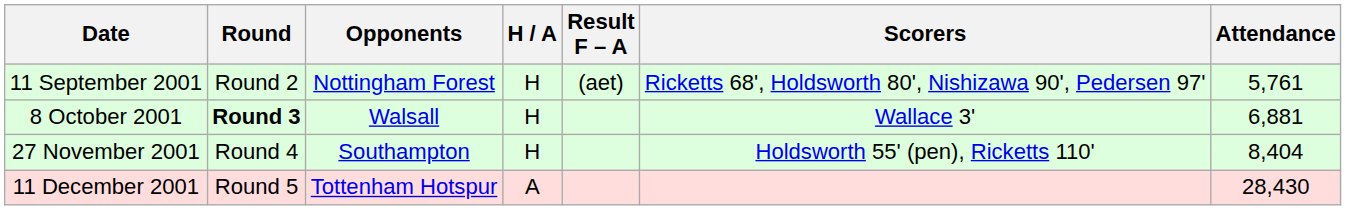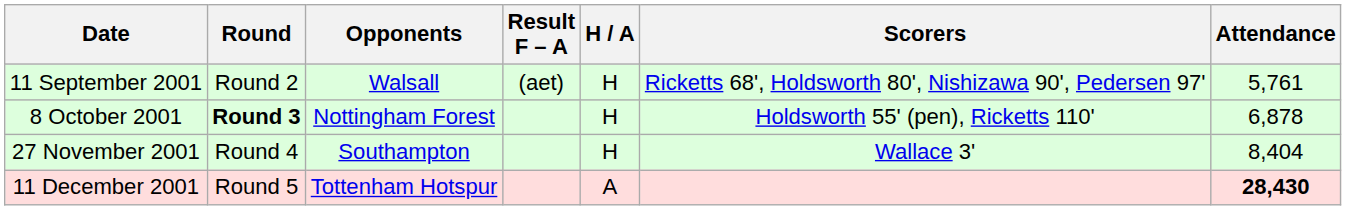columns swapped: (532, 34) <-> (601, 34)
(404, 81) Nottingham Forest -> (404, 81) Walsall
(404, 116) Walsall -> (404, 116) Nottingham Forest
(925, 116) Wallace 3' -> (925, 116) Holdsworth 55' (pen), Ricketts 110'
(1276, 116) 6,881 -> (1276, 116) 6,878
(925, 151) Holdsworth 55' (pen), Ricketts 110' -> (925, 151) Wallace 3'
(1276, 186) normal -> (1276, 186) bold
